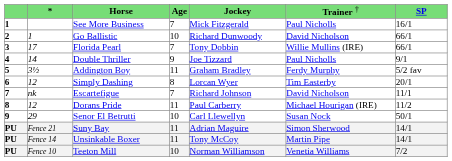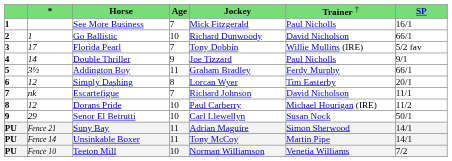(404, 47) 66/1 -> (409, 47) 5/2 fav
(409, 70) 5/2 fav -> (404, 70) 66/1
(174, 104) 11 -> (174, 104) 10
